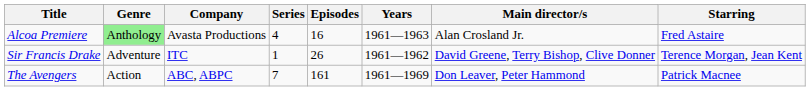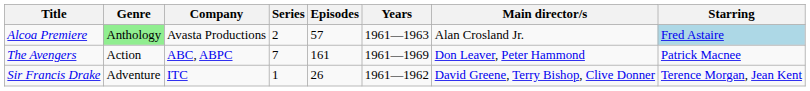(275, 34) 4 -> (275, 34) 2
(317, 34) 16 -> (317, 34) 57
(692, 34) no background -> (692, 34) lightblue background
rows swapped: (42, 75) <-> (54, 55)
